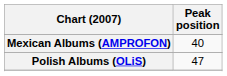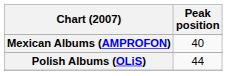(198, 61) 47 -> (198, 61) 44
